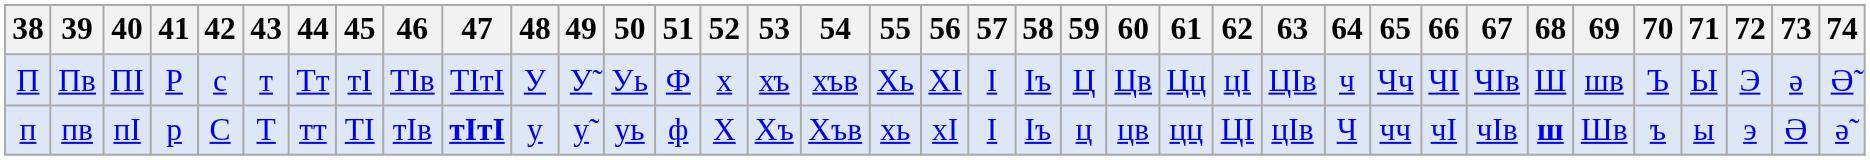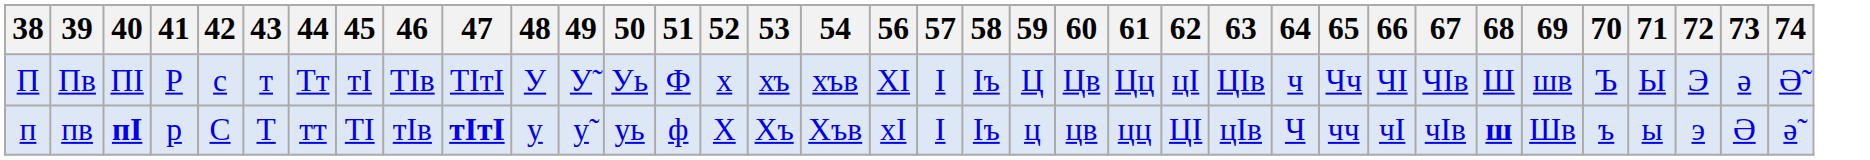- column: (895, 29)
(127, 129) normal -> (127, 129) bold
